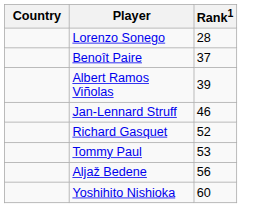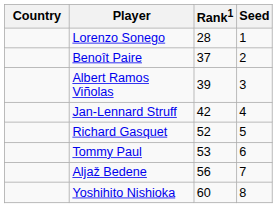+ column: (254, 16)
(204, 112) 46 -> (204, 112) 42
